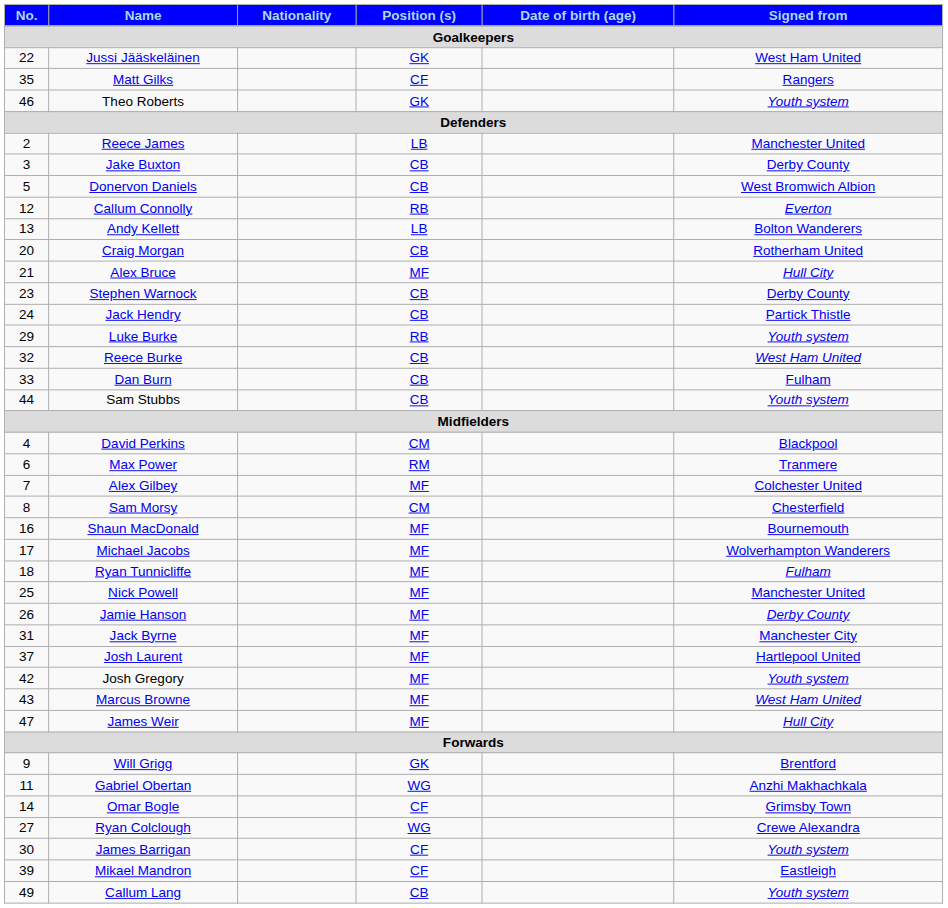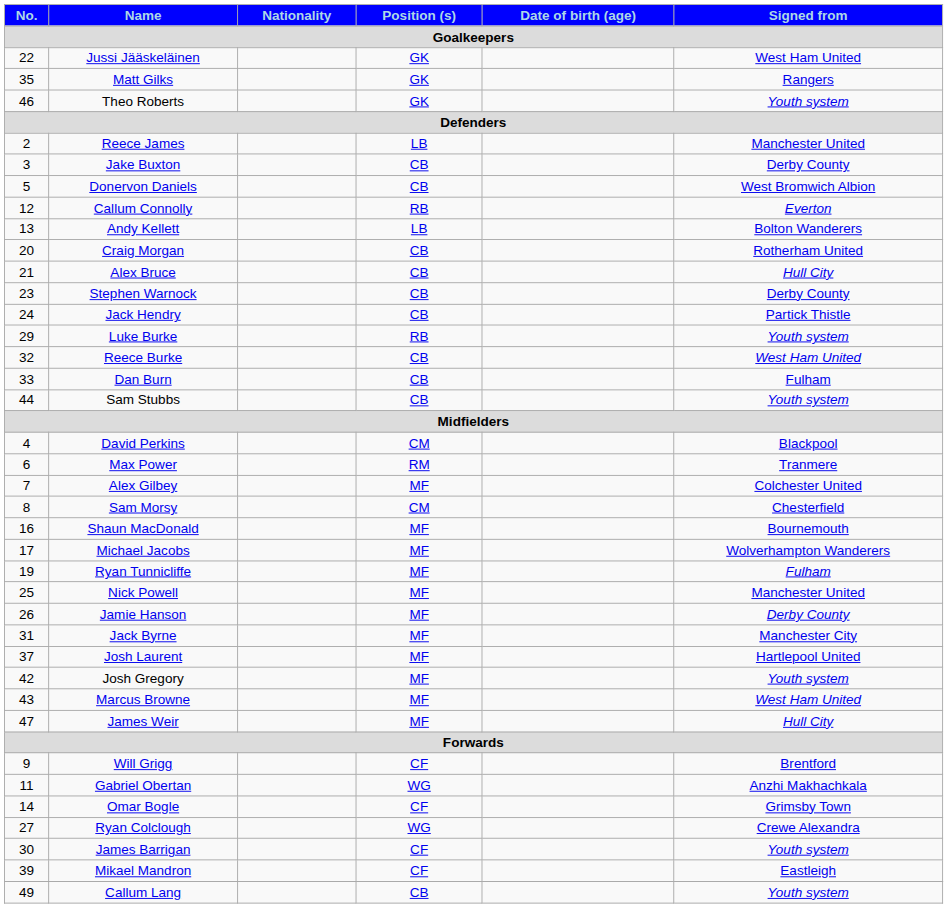(419, 80) CF -> (419, 80) GK
(419, 272) MF -> (419, 272) CB
(27, 572) 18 -> (27, 572) 19
(419, 764) GK -> (419, 764) CF
